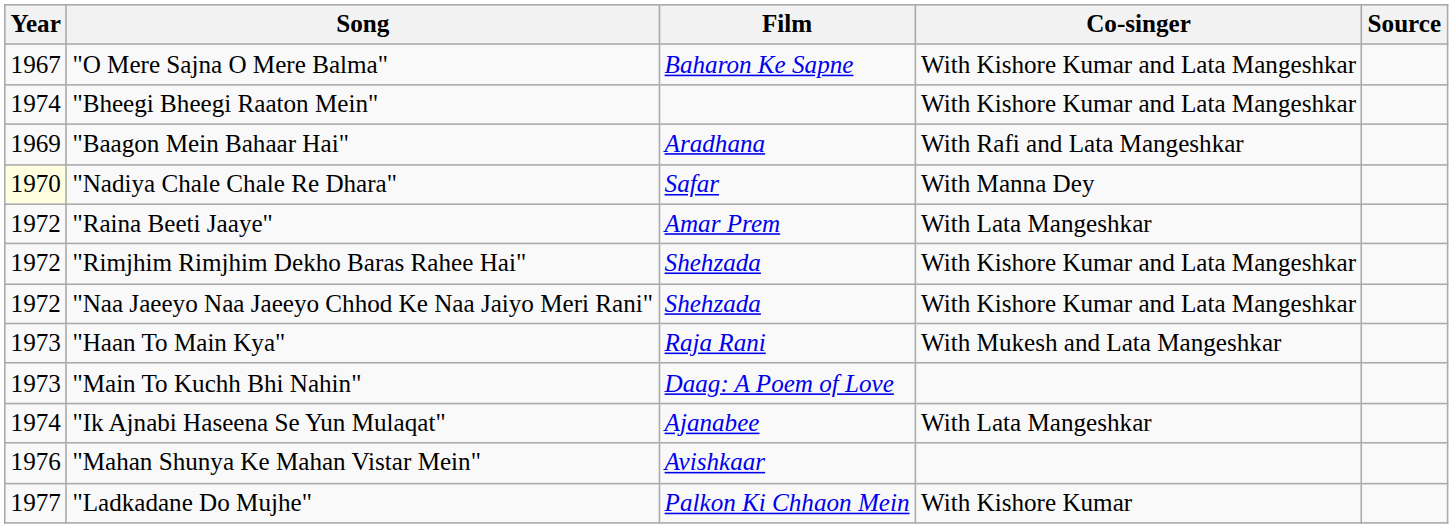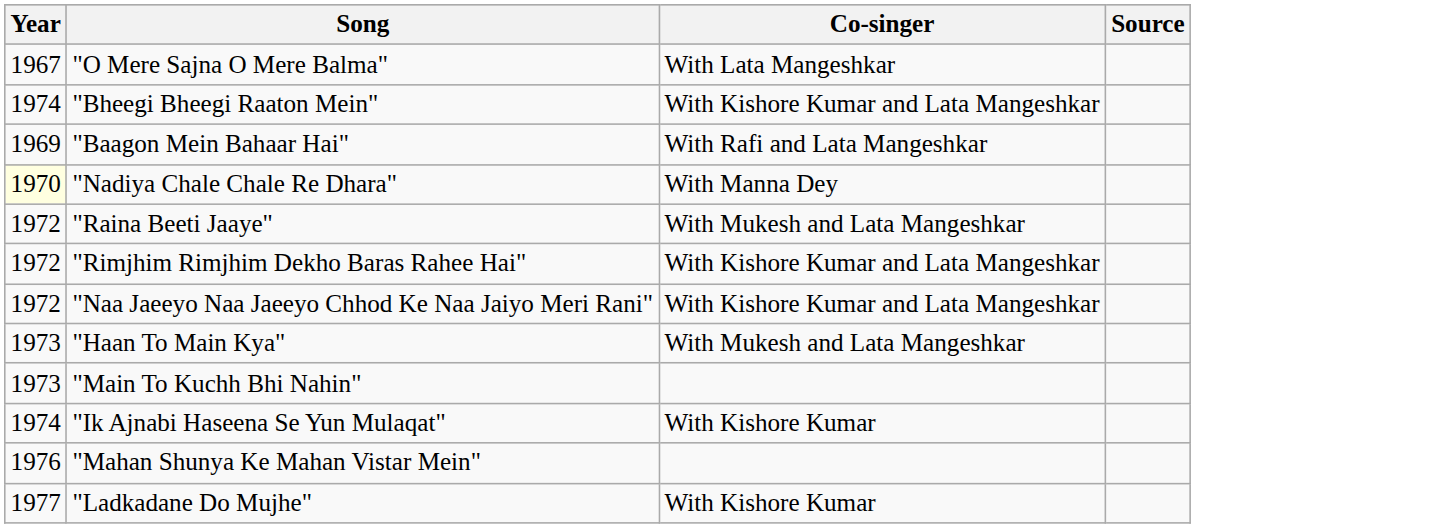- column: (787, 24)
(1139, 64) With Kishore Kumar and Lata Mangeshkar -> (780, 64) With Lata Mangeshkar
(1036, 223) With Lata Mangeshkar -> (845, 223) With Mukesh and Lata Mangeshkar
(1036, 422) With Lata Mangeshkar -> (770, 422) With Kishore Kumar
